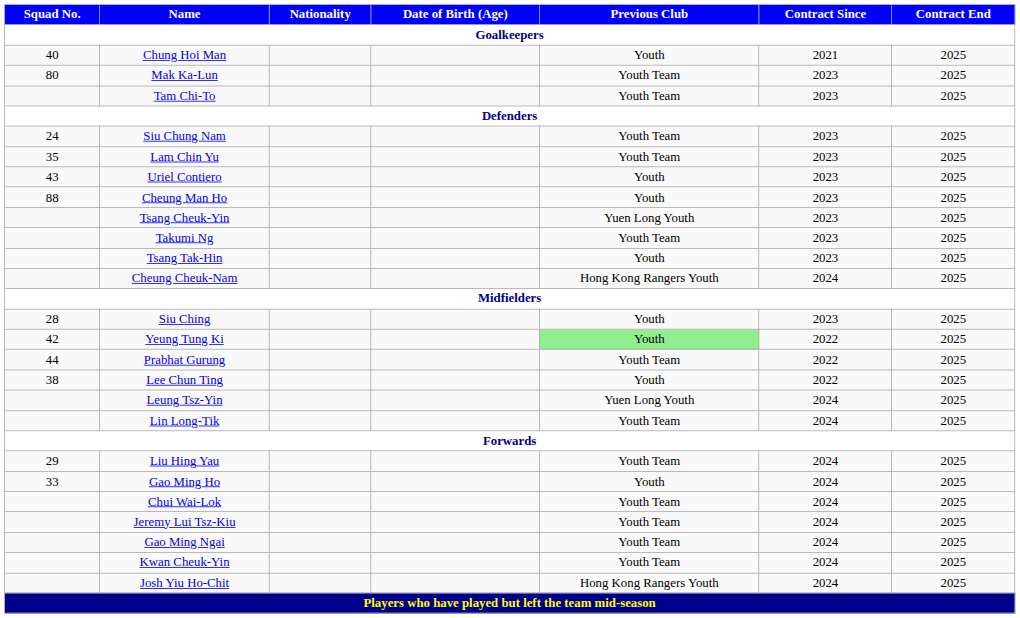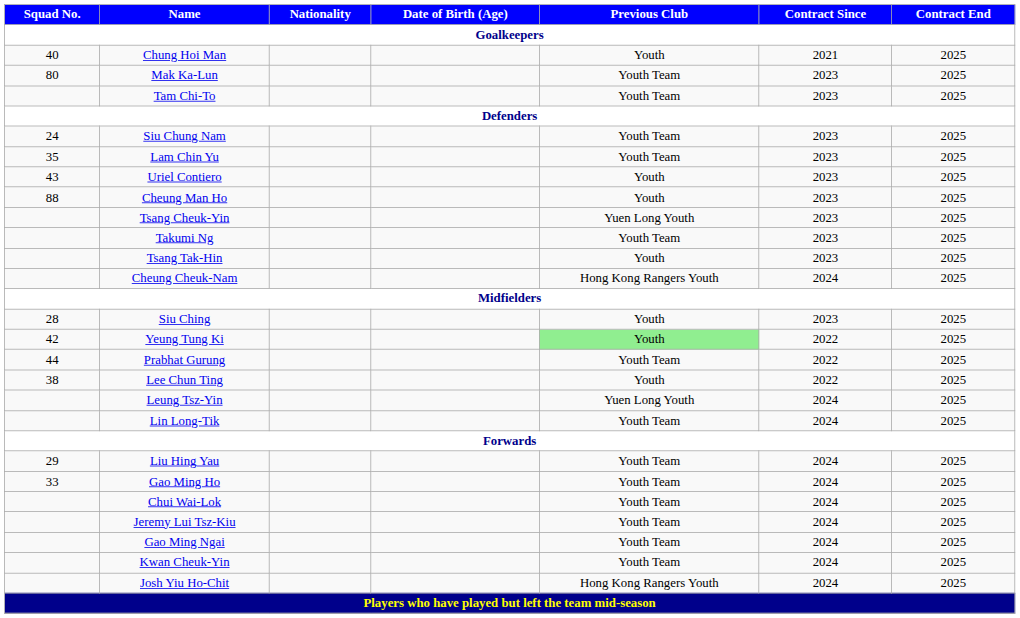(649, 481) Youth -> (649, 481) Youth Team
